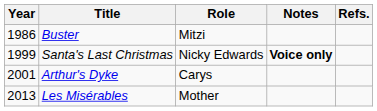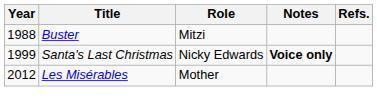(22, 34) 1986 -> (22, 34) 1988
- row: (80, 75)
(22, 95) 2013 -> (22, 75) 2012
